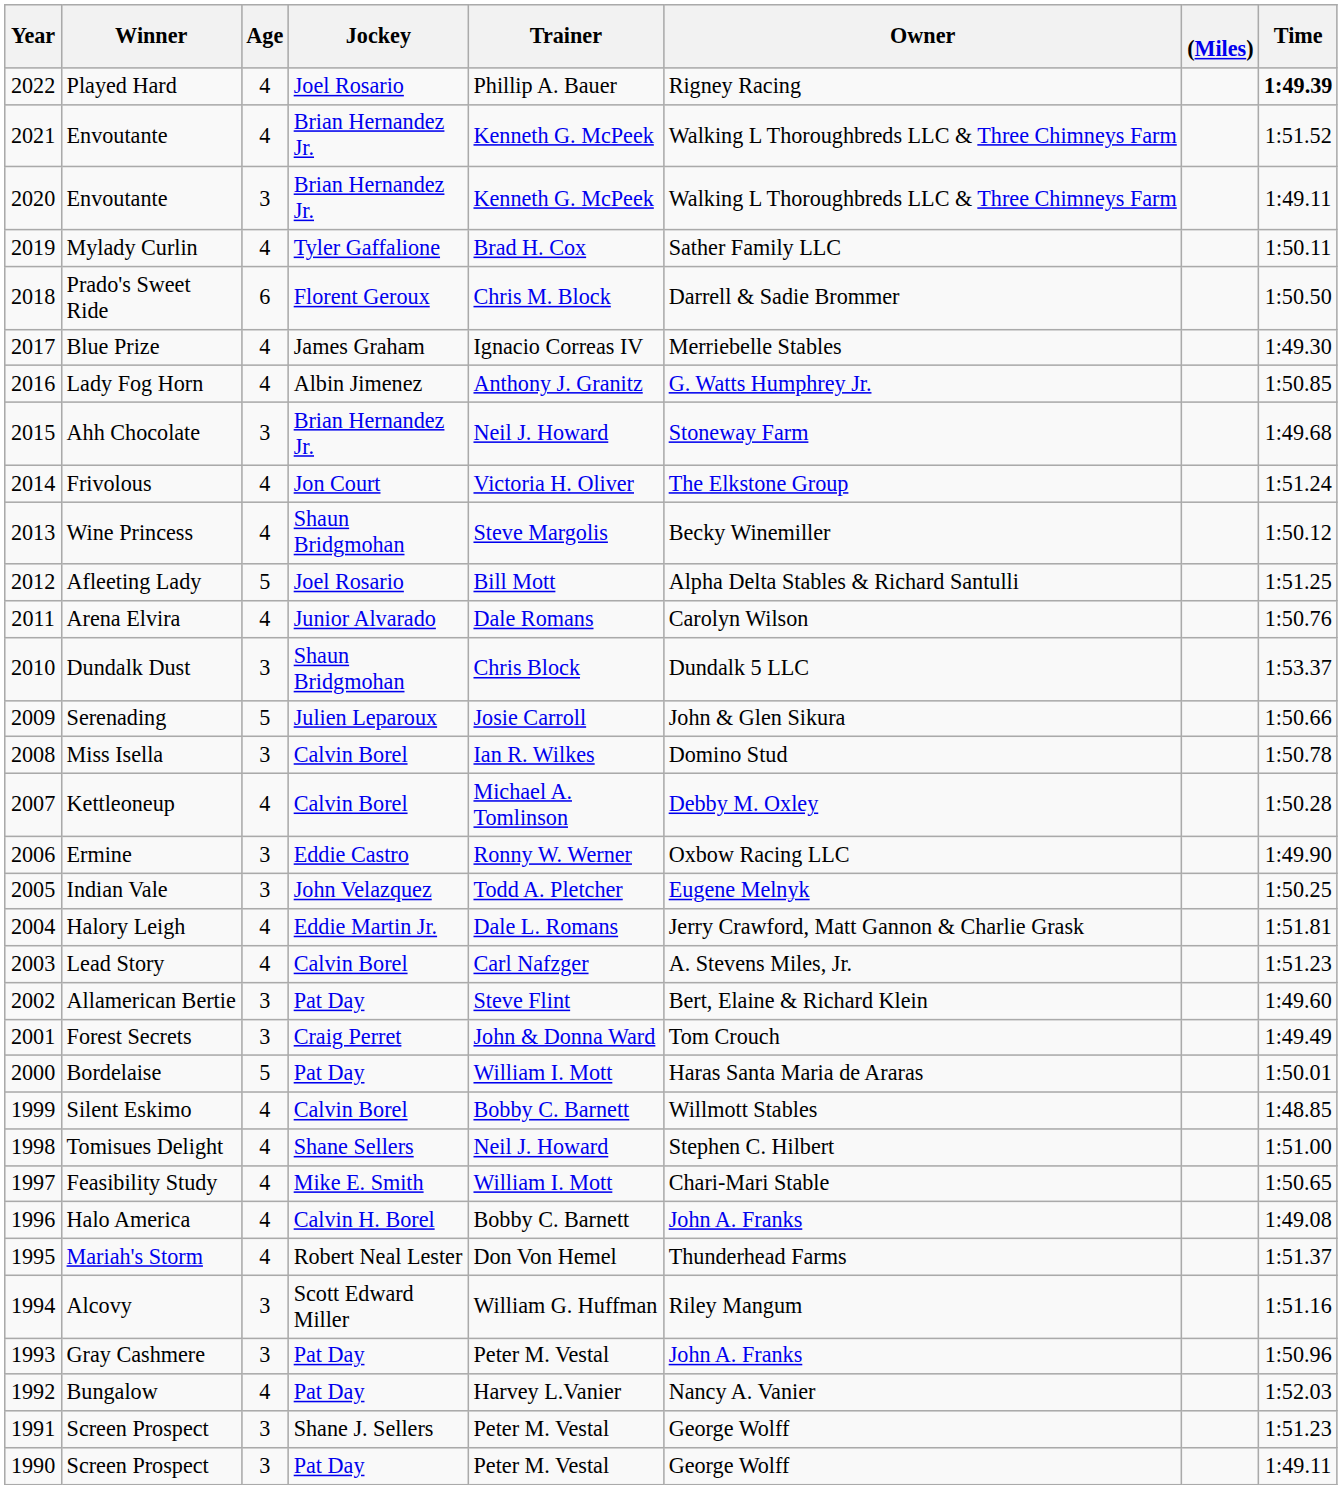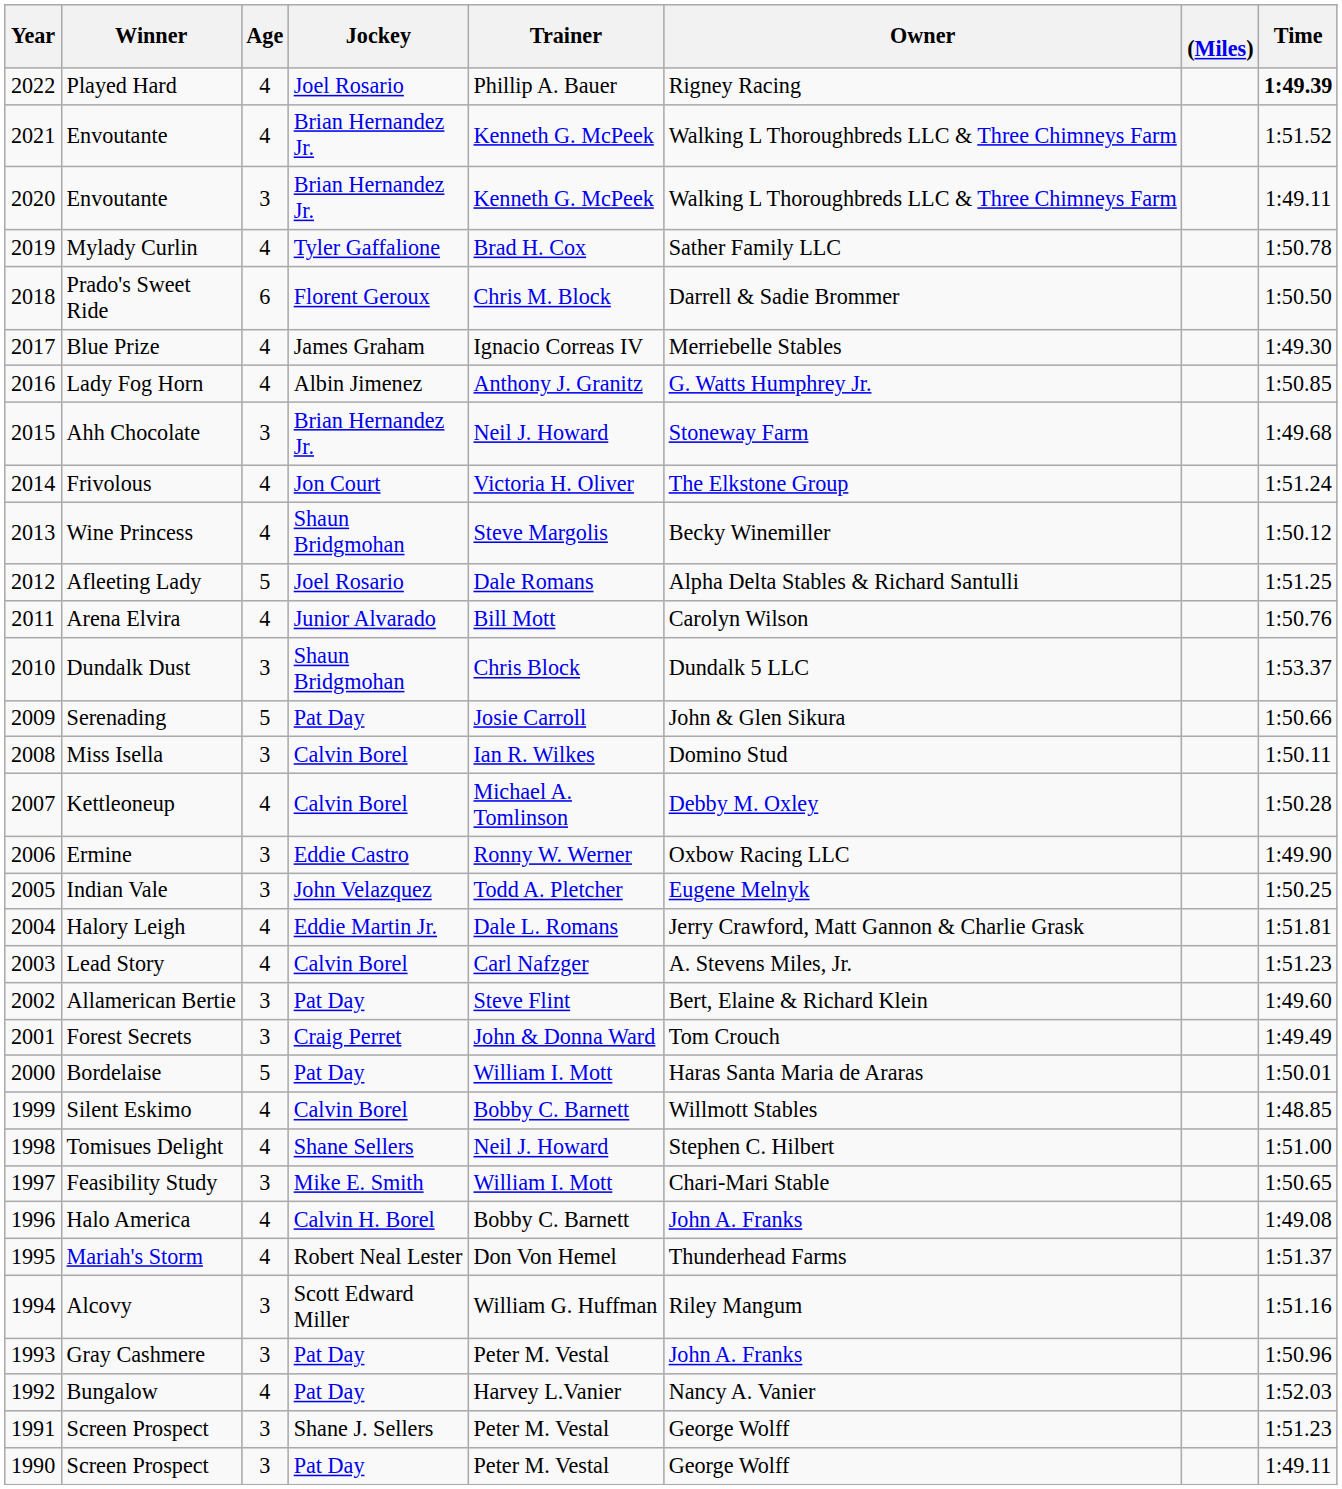(1298, 248) 1:50.11 -> (1298, 248) 1:50.78
(514, 582) Bill Mott -> (533, 582) Dale Romans
(533, 619) Dale Romans -> (514, 619) Bill Mott
(365, 718) Julien Leparoux -> (329, 718) Pat Day
(1298, 755) 1:50.78 -> (1298, 755) 1:50.11
(265, 1183) 4 -> (265, 1183) 3
